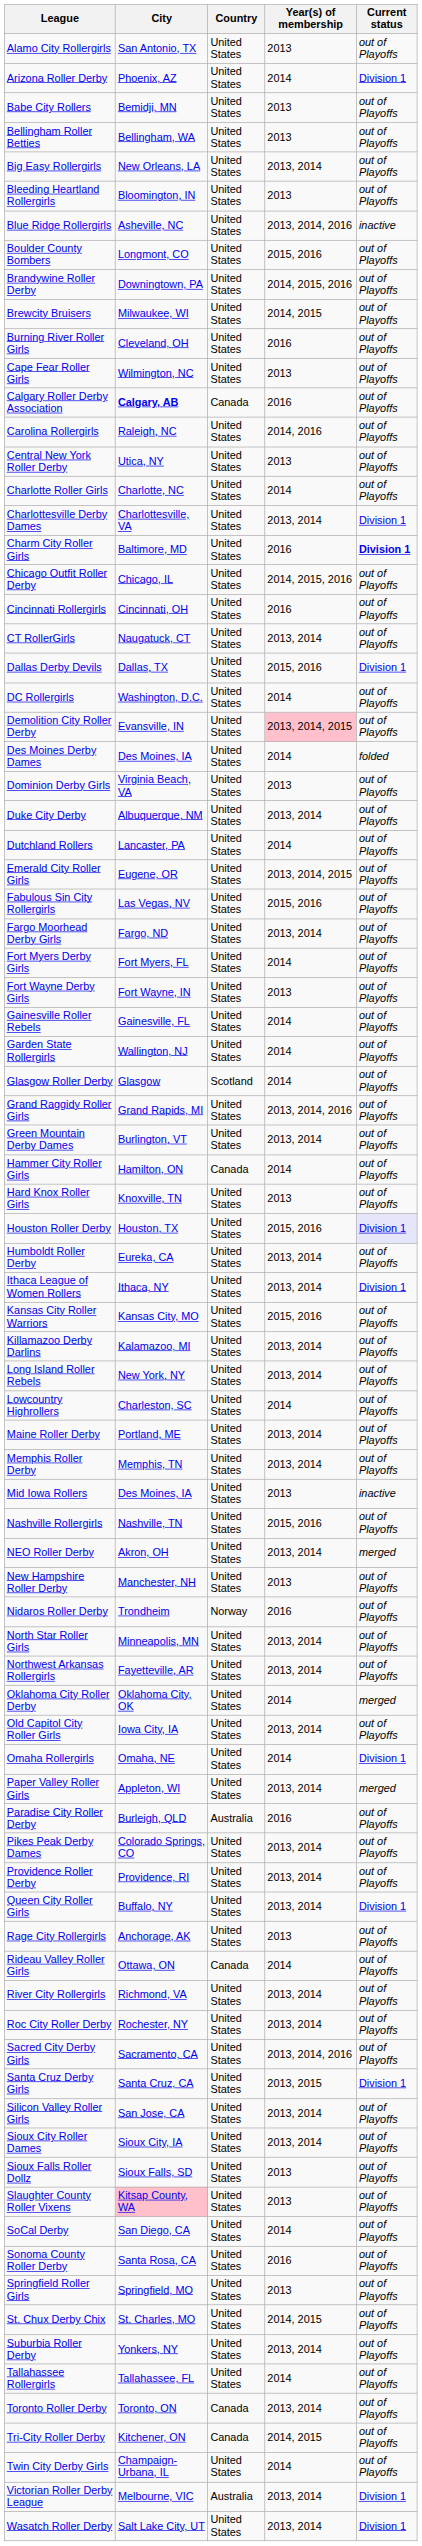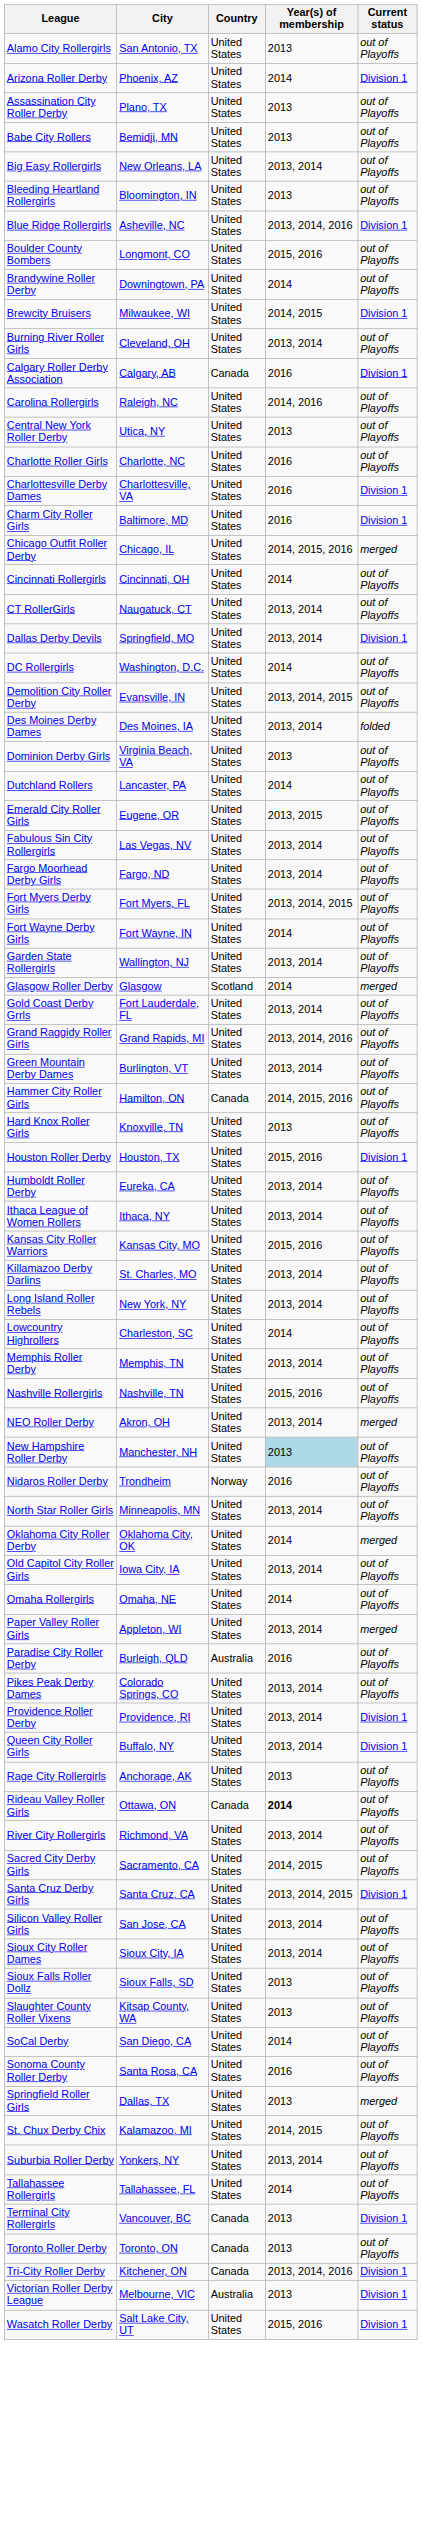+ row: (51, 107)
- row: (49, 137)
(377, 225) inactive -> (384, 225) Division 1
(310, 284) 2014, 2015, 2016 -> (280, 284) 2014
(378, 314) out of Playoffs -> (384, 314) Division 1
(279, 343) 2016 -> (295, 343) 2013, 2014
- row: (48, 373)
(148, 402) bold -> (148, 373) normal
(378, 402) out of Playoffs -> (384, 373) Division 1
(279, 491) 2014 -> (280, 461) 2016
(295, 520) 2013, 2014 -> (280, 491) 2016
(385, 550) bold -> (384, 520) normal
(378, 579) out of Playoffs -> (379, 550) merged
(279, 609) 2016 -> (280, 579) 2014
(143, 668) Dallas, TX -> (157, 638) Springfield, MO
(295, 668) 2015, 2016 -> (295, 638) 2013, 2014
(310, 727) pink background -> (310, 697) no background
(279, 756) 2014 -> (295, 727) 2013, 2014
- row: (46, 815)
(310, 874) 2013, 2014, 2015 -> (295, 815) 2013, 2015
(295, 904) 2015, 2016 -> (295, 845) 2013, 2014
(279, 963) 2014 -> (310, 904) 2013, 2014, 2015
(279, 992) 2013 -> (280, 933) 2014
- row: (49, 1022)
(279, 1051) 2014 -> (295, 963) 2013, 2014
(378, 1081) out of Playoffs -> (379, 986) merged
+ row: (50, 1009)
(279, 1169) 2014 -> (310, 1098) 2014, 2015, 2016
(383, 1228) lavender background -> (384, 1157) no background
(383, 1287) Division 1 -> (380, 1216) out of Playoffs
(154, 1346) Kalamazoo, MI -> (158, 1275) St. Charles, MO
- row: (53, 1435)
- row: (47, 1493)
(279, 1582) no background -> (280, 1452) lightblue background
- row: (55, 1670)
(383, 1759) Division 1 -> (380, 1599) out of Playoffs
(378, 1877) out of Playoffs -> (384, 1717) Division 1
(279, 1965) normal -> (280, 1806) bold
- row: (59, 2024)
(310, 2054) 2013, 2014, 2016 -> (295, 1865) 2014, 2015
(295, 2083) 2013, 2015 -> (310, 1894) 2013, 2014, 2015
(153, 2201) pink background -> (154, 2012) no background
(155, 2290) Springfield, MO -> (144, 2101) Dallas, TX
(378, 2290) out of Playoffs -> (379, 2101) merged
(157, 2319) St. Charles, MO -> (155, 2130) Kalamazoo, MI
+ row: (38, 2219)
(295, 2408) 2013, 2014 -> (280, 2248) 2013
(295, 2437) 2014, 2015 -> (310, 2272) 2013, 2014, 2016
(378, 2437) out of Playoffs -> (384, 2272) Division 1
- row: (58, 2467)
(295, 2496) 2013, 2014 -> (280, 2295) 2013
(295, 2526) 2013, 2014 -> (295, 2324) 2015, 2016
